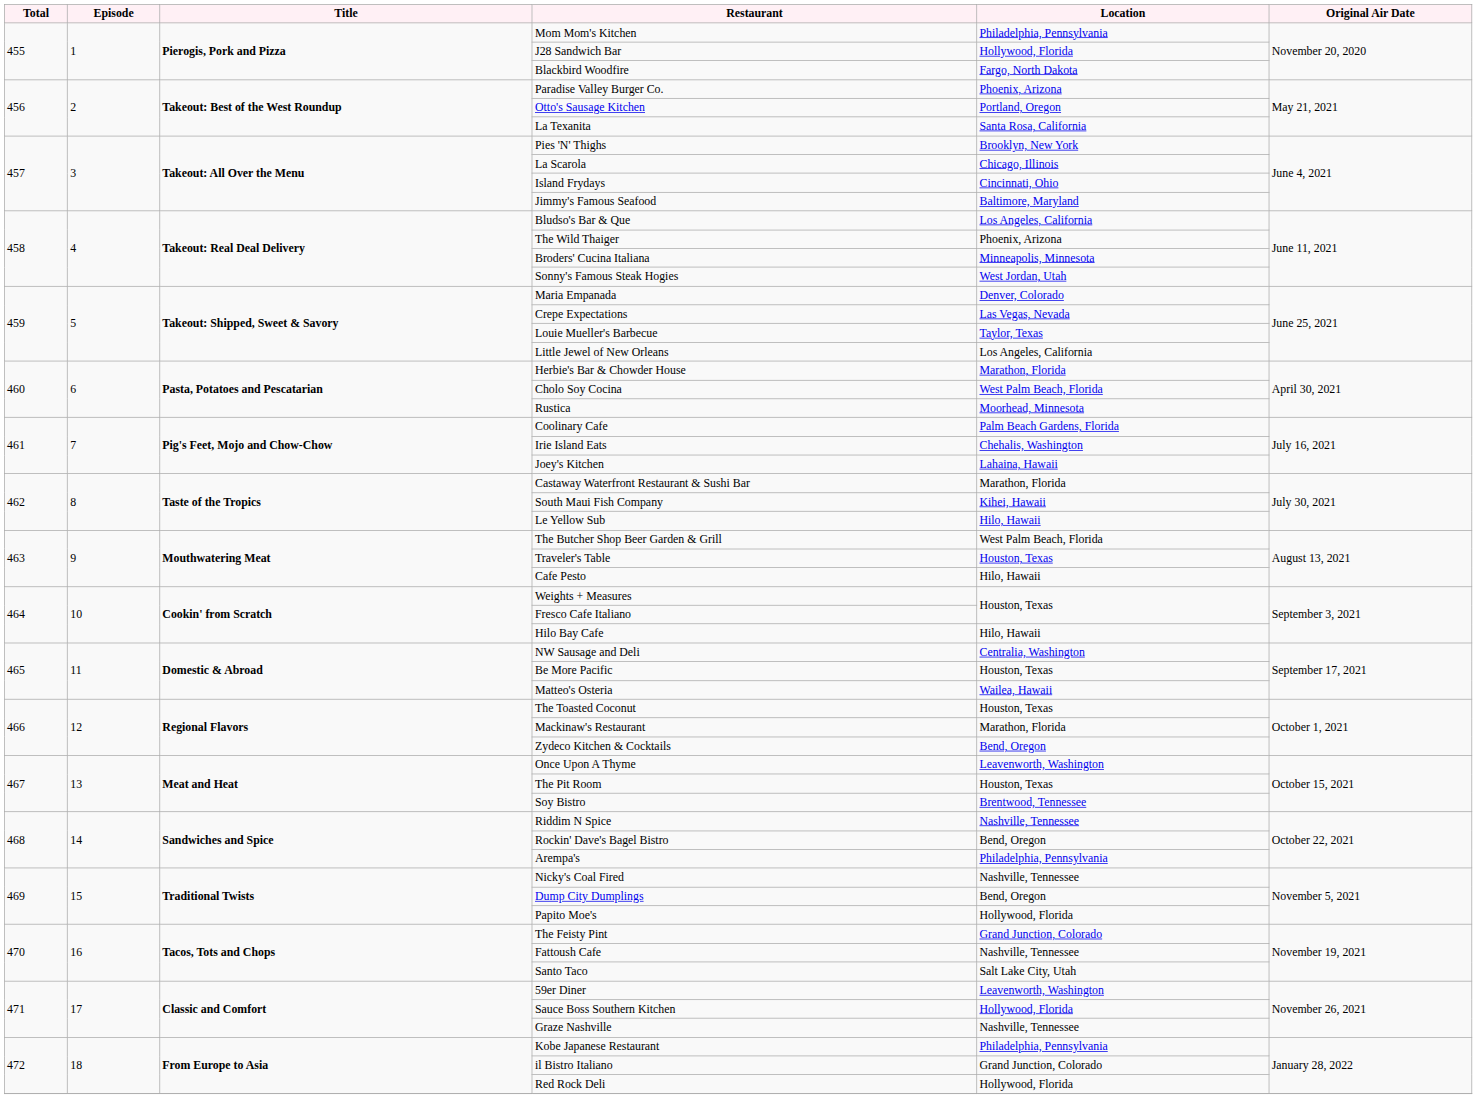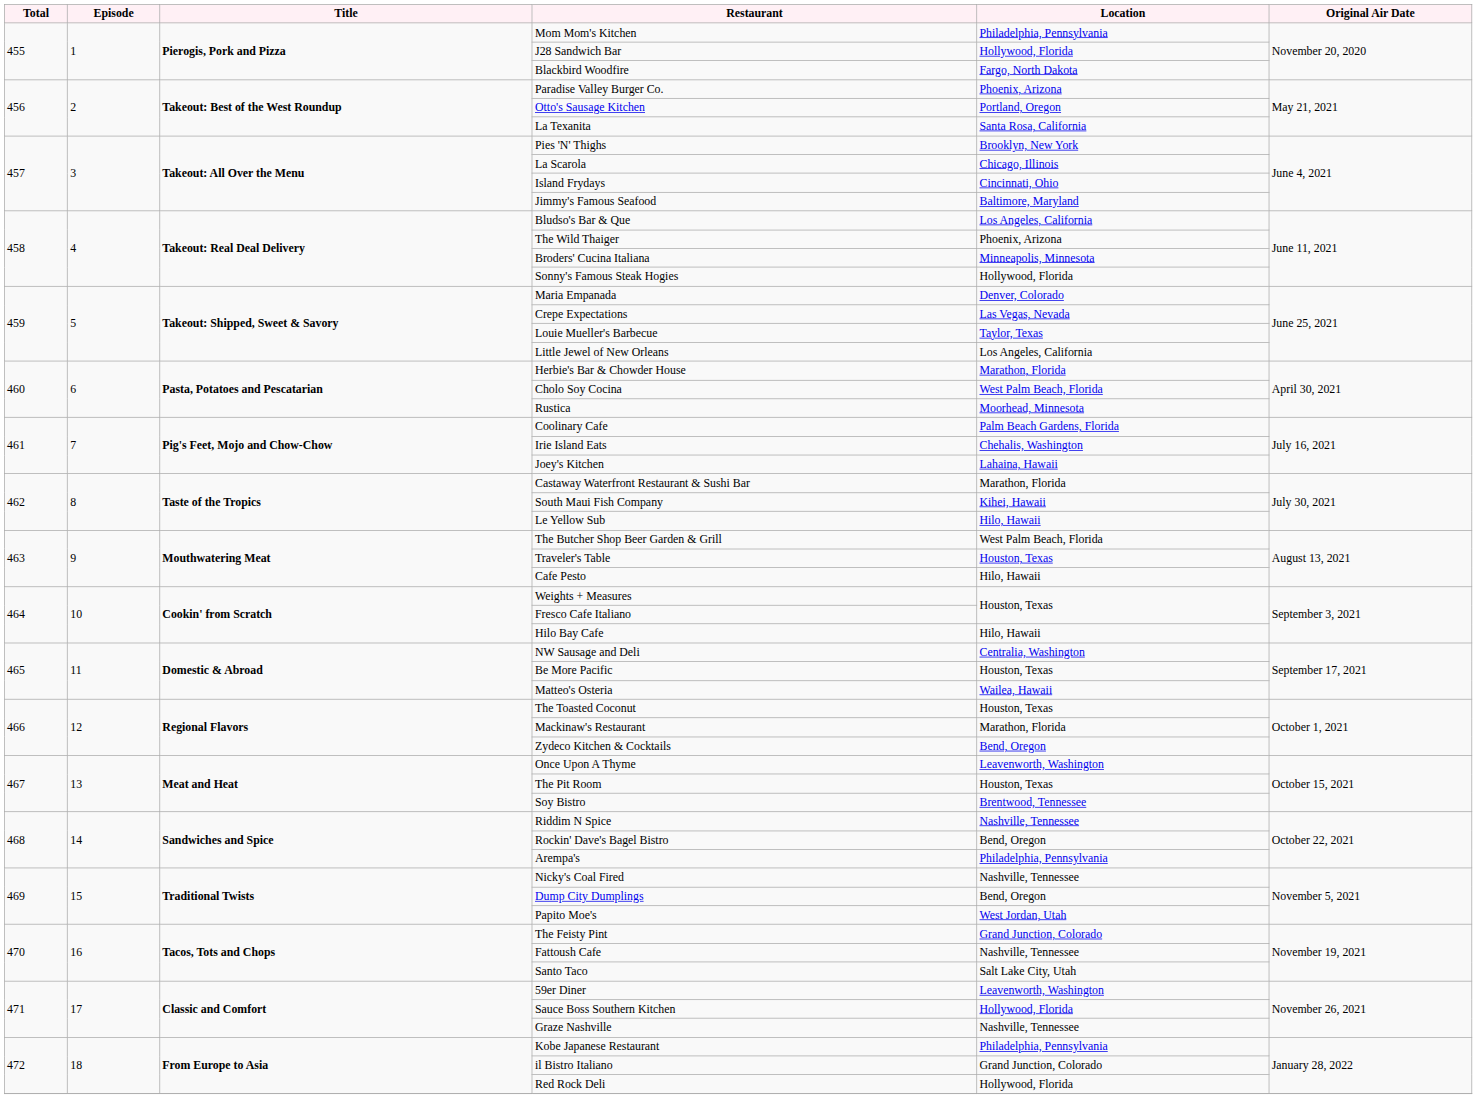(1023, 276) West Jordan, Utah -> (1026, 276) Hollywood, Florida
(1026, 915) Hollywood, Florida -> (1023, 915) West Jordan, Utah
